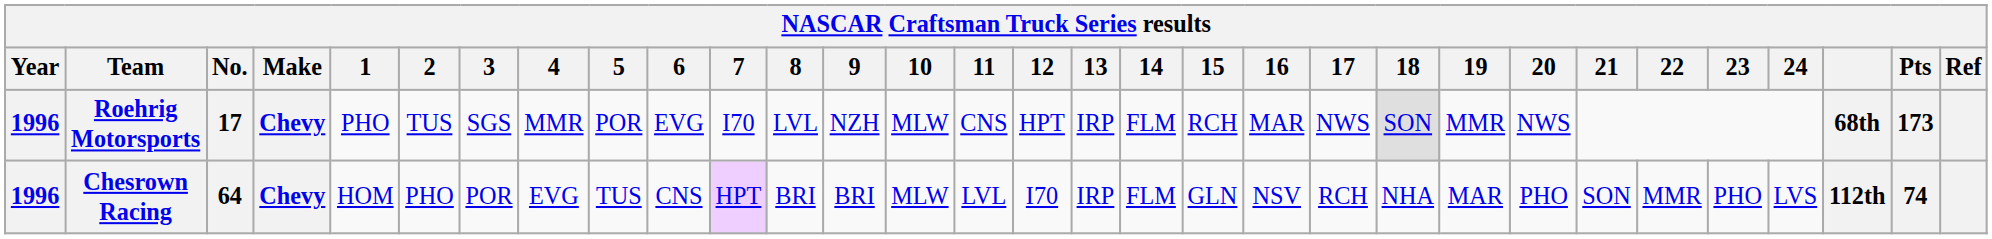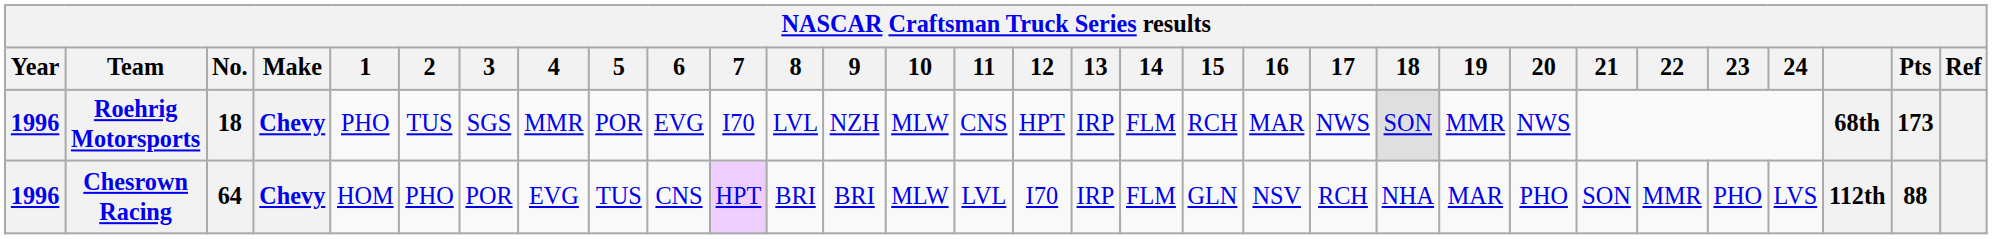(230, 124) 17 -> (230, 124) 18
(1915, 196) 74 -> (1915, 196) 88
